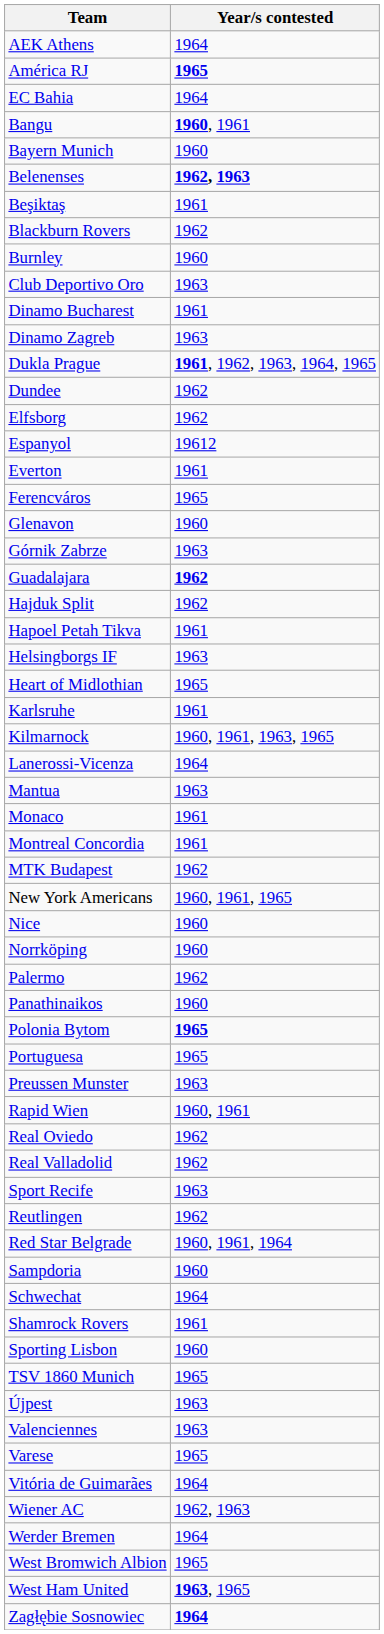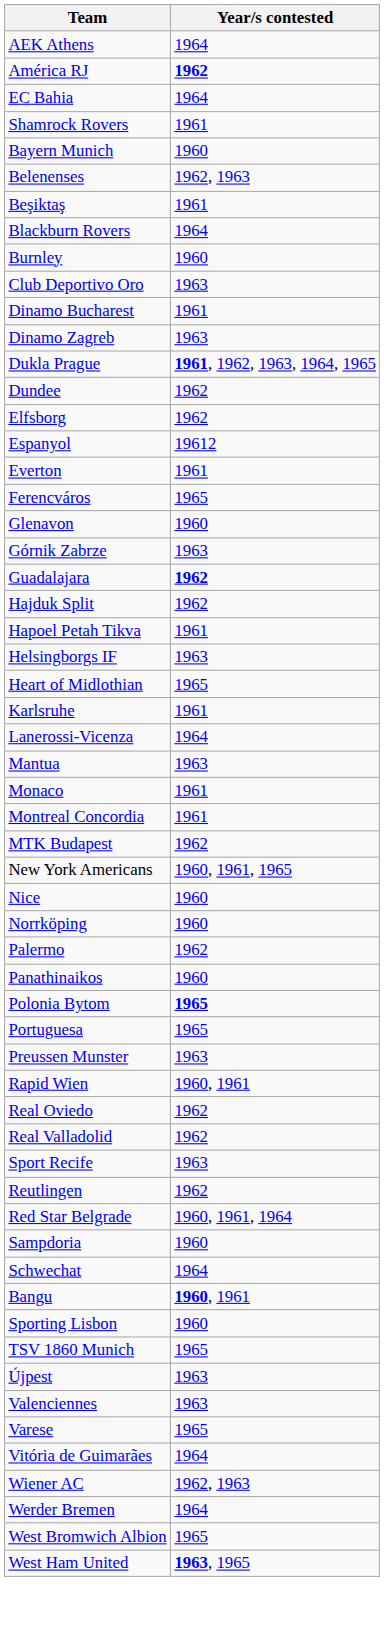(191, 71) 1965 -> (191, 71) 1962
rows swapped: (30, 124) <-> (68, 1323)
(212, 177) bold -> (212, 177) normal
(191, 230) 1962 -> (191, 230) 1964
- row: (49, 737)
- row: (76, 1616)
